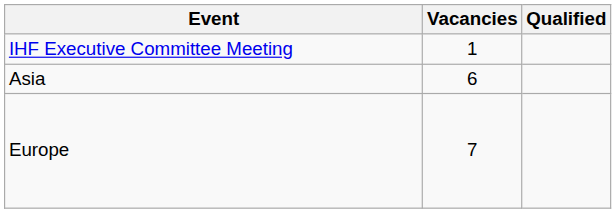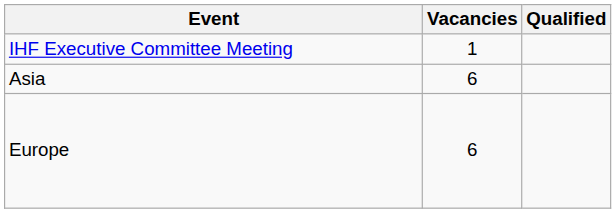(472, 150) 7 -> (472, 150) 6
